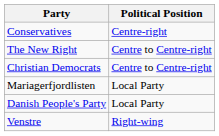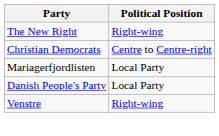- row: (39, 31)
(162, 49) Centre to Centre-right -> (137, 31) Right-wing
